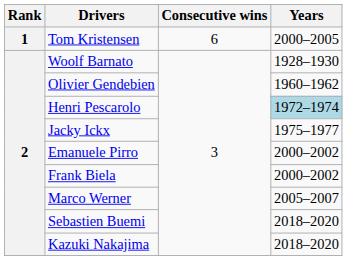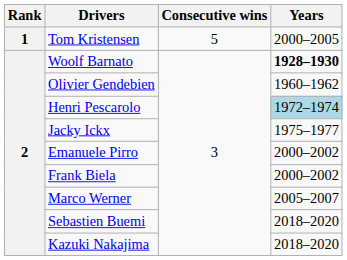(214, 38) 6 -> (214, 38) 5
(306, 61) normal -> (306, 61) bold
